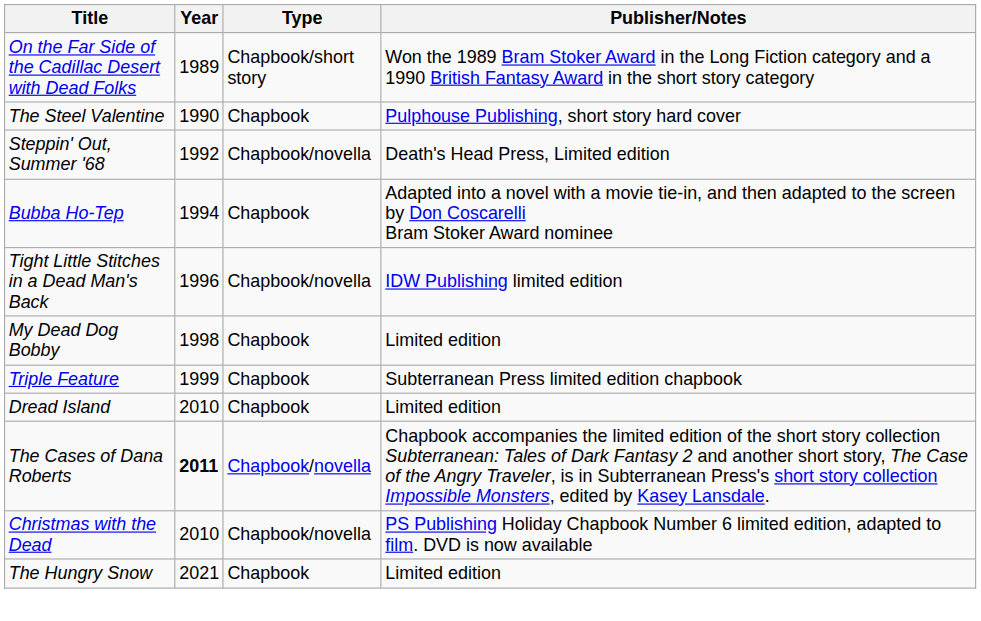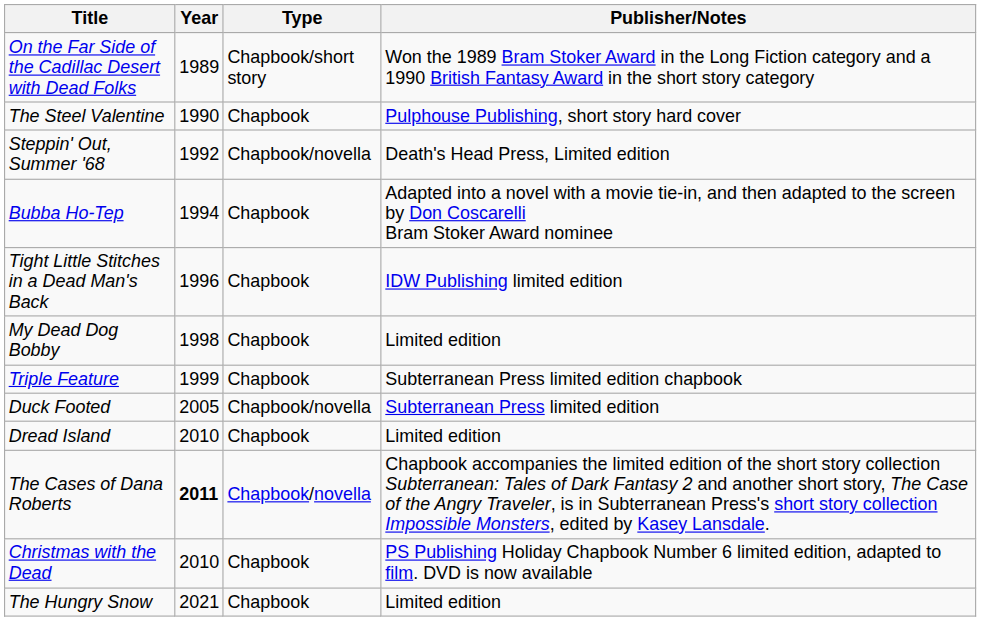(299, 281) Chapbook/novella -> (268, 281) Chapbook
+ row: (59, 407)
(299, 534) Chapbook/novella -> (268, 563) Chapbook
